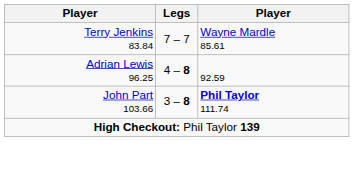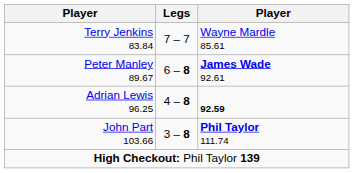+ row: (119, 70)
(213, 77) normal -> (213, 108) bold
